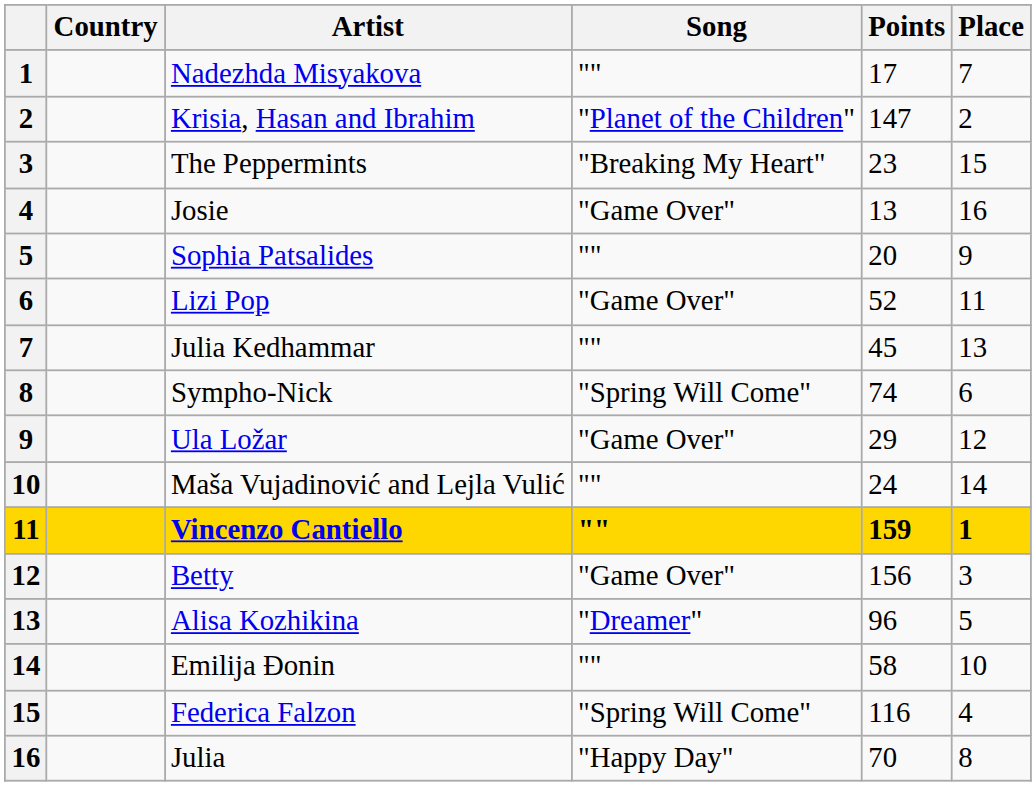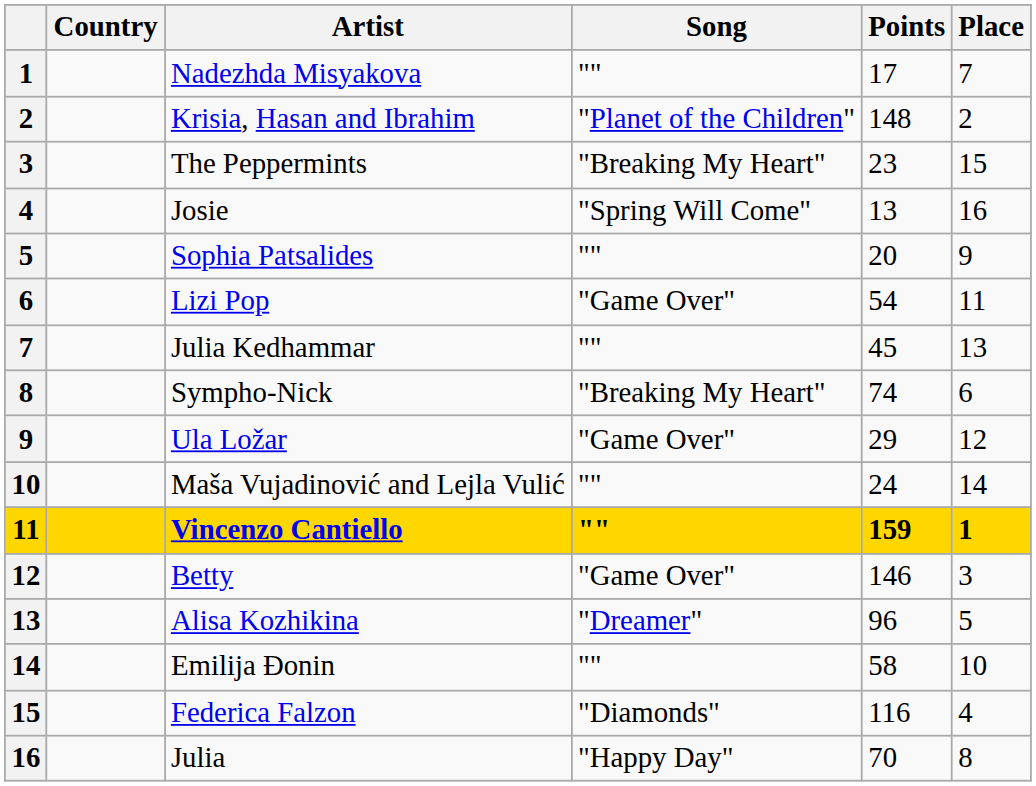(890, 118) 147 -> (890, 118) 148
(656, 210) "Game Over" -> (694, 210) "Spring Will Come"
(883, 301) 52 -> (883, 301) 54
(694, 392) "Spring Will Come" -> (702, 392) "Breaking My Heart"
(890, 575) 156 -> (890, 575) 146
(694, 712) "Spring Will Come" -> (649, 712) "Diamonds"
